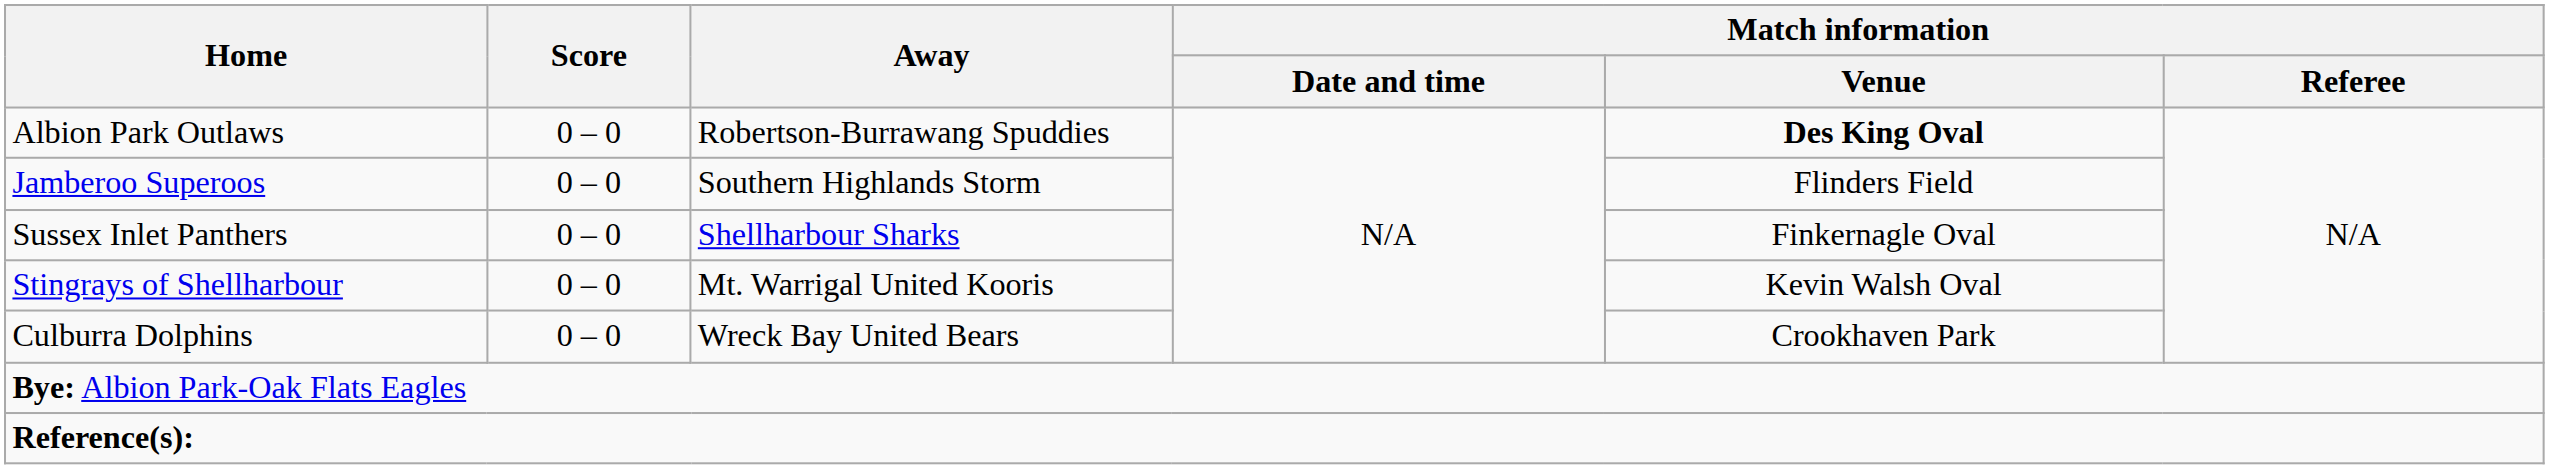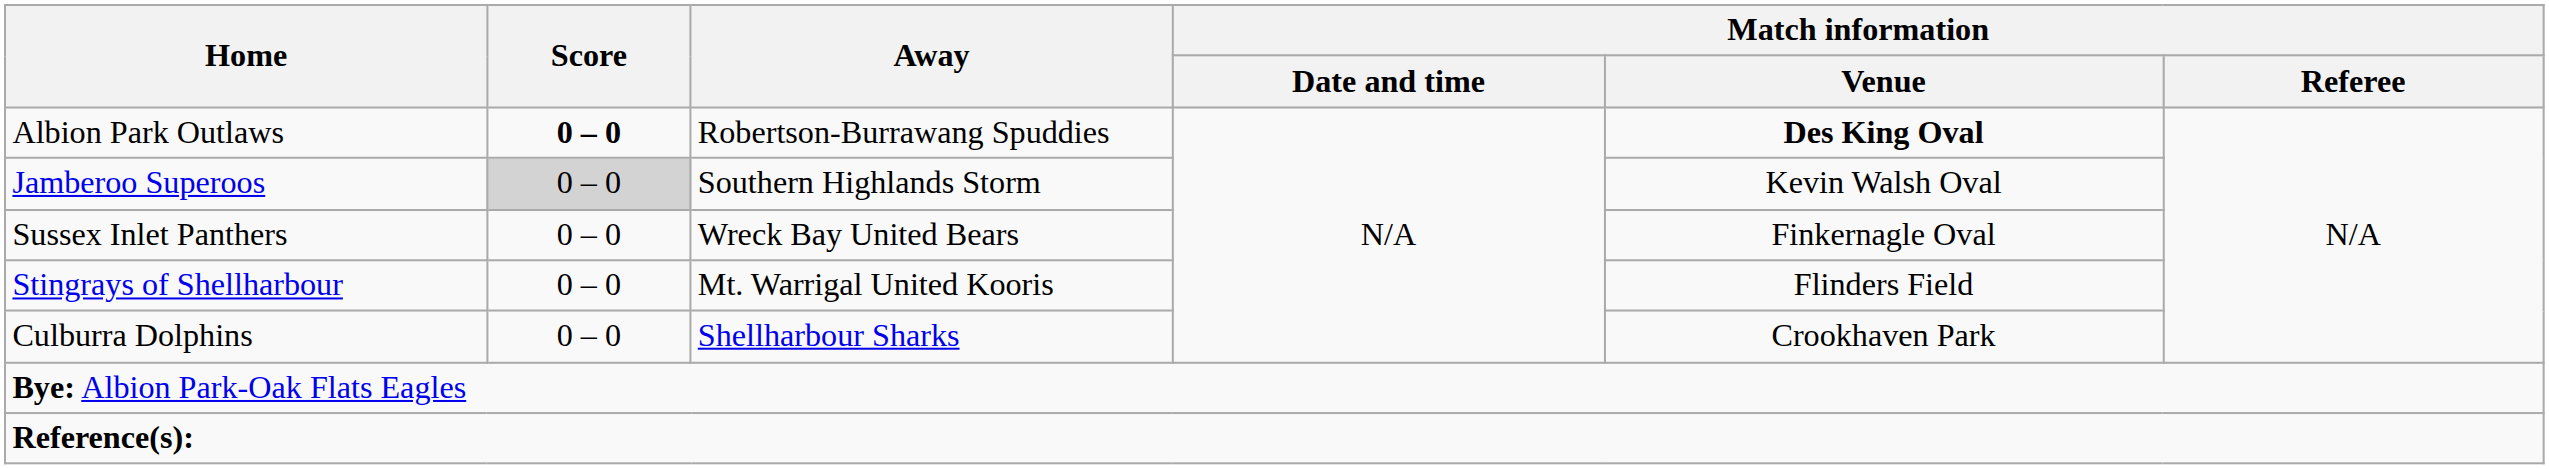(589, 132) normal -> (589, 132) bold
(589, 183) no background -> (589, 183) lightgrey background
(1884, 183) Flinders Field -> (1884, 183) Kevin Walsh Oval
(829, 234) Shellharbour Sharks -> (858, 234) Wreck Bay United Bears
(1884, 285) Kevin Walsh Oval -> (1884, 285) Flinders Field
(858, 336) Wreck Bay United Bears -> (829, 336) Shellharbour Sharks
